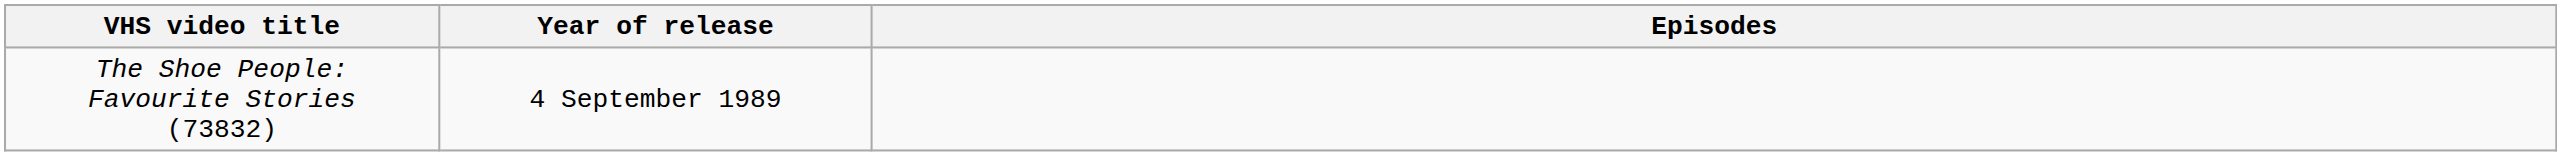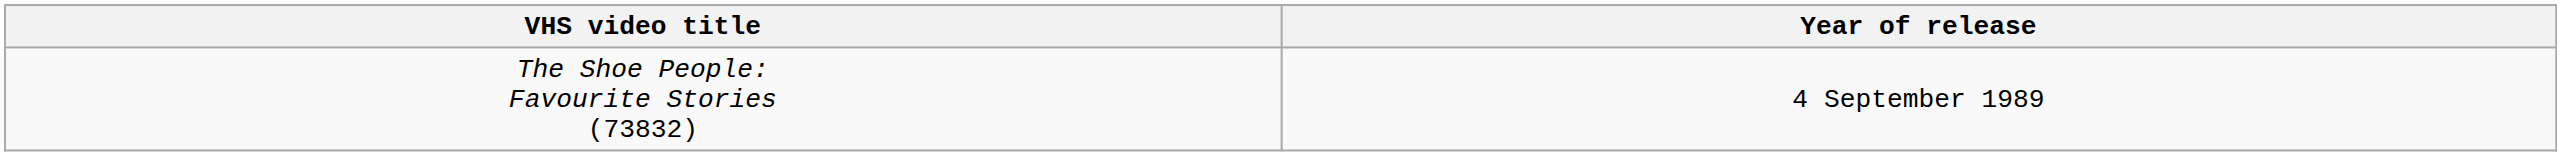- column: (1714, 26)
